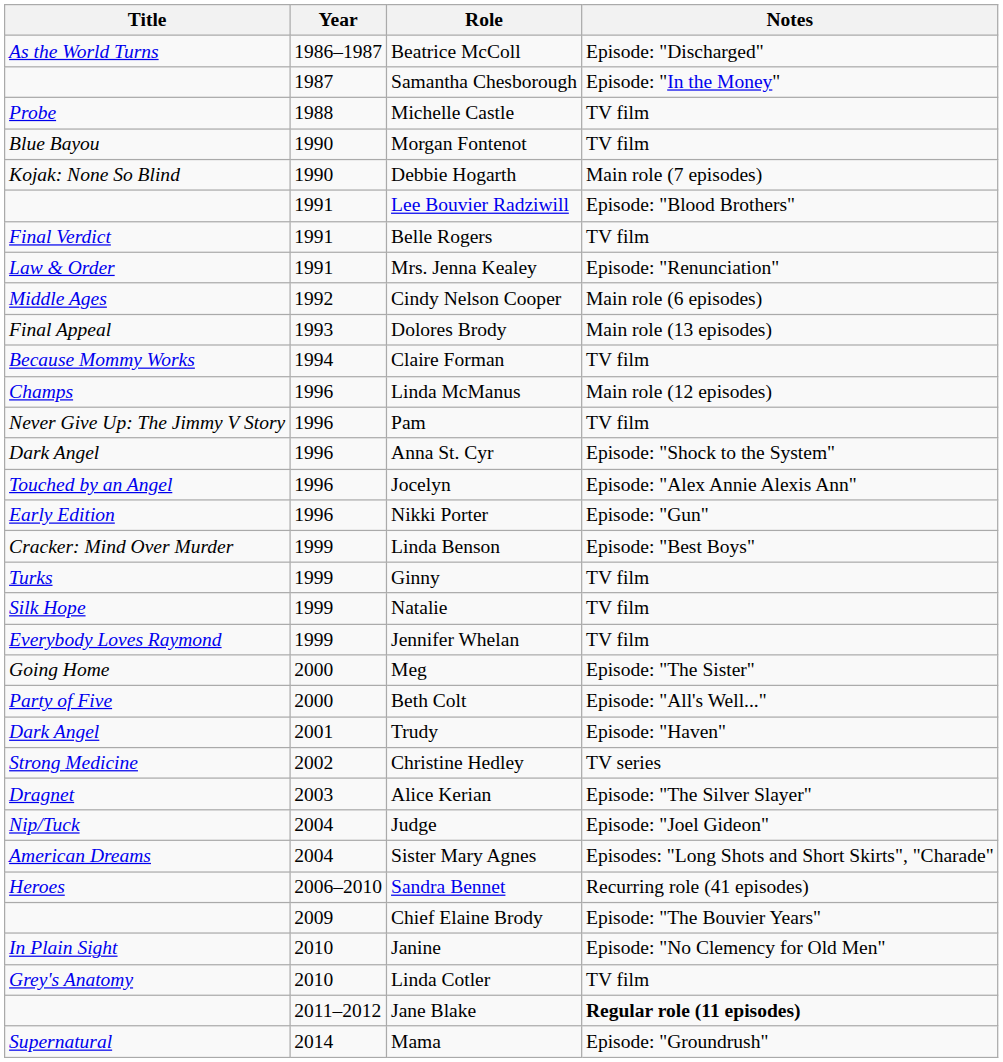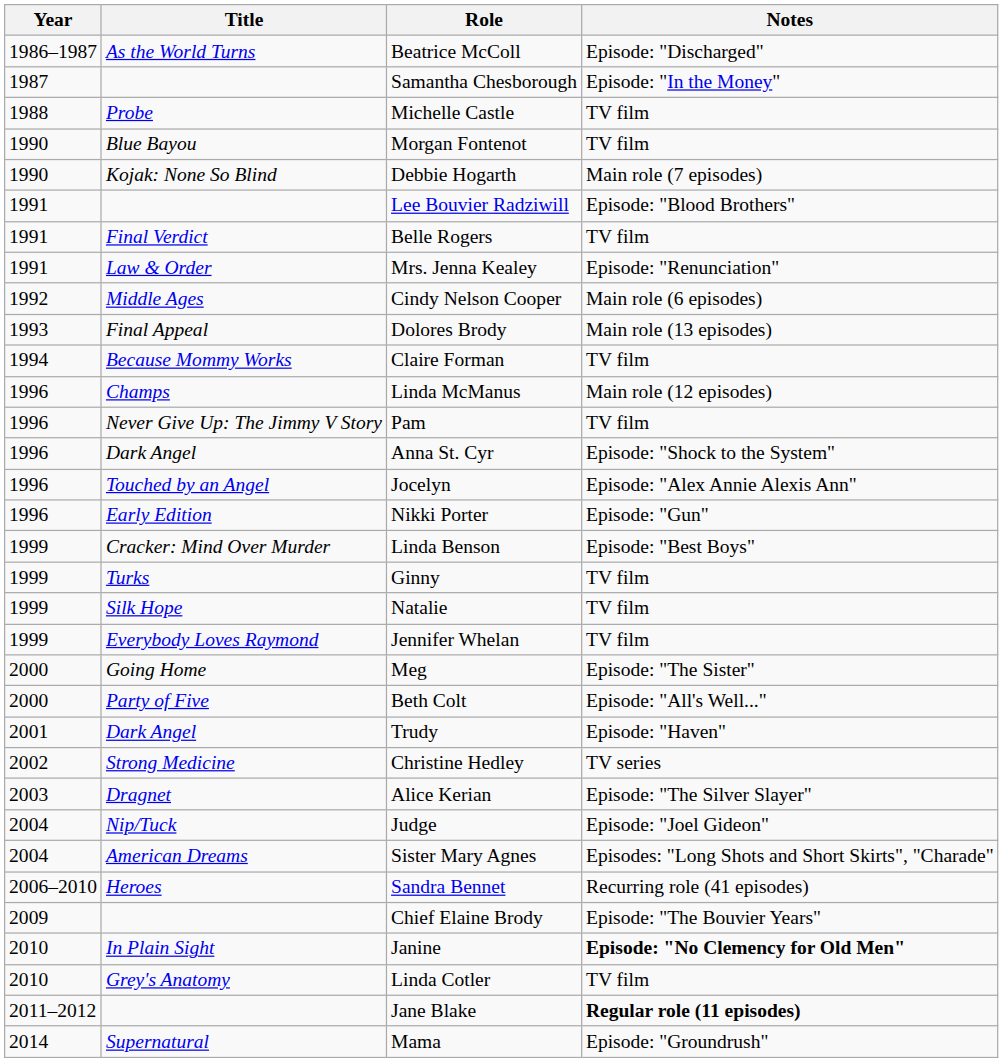columns swapped: (338, 19) <-> (147, 19)
(736, 948) normal -> (745, 948) bold
